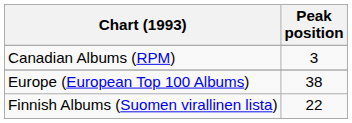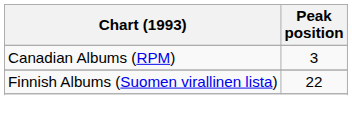- row: (129, 81)
